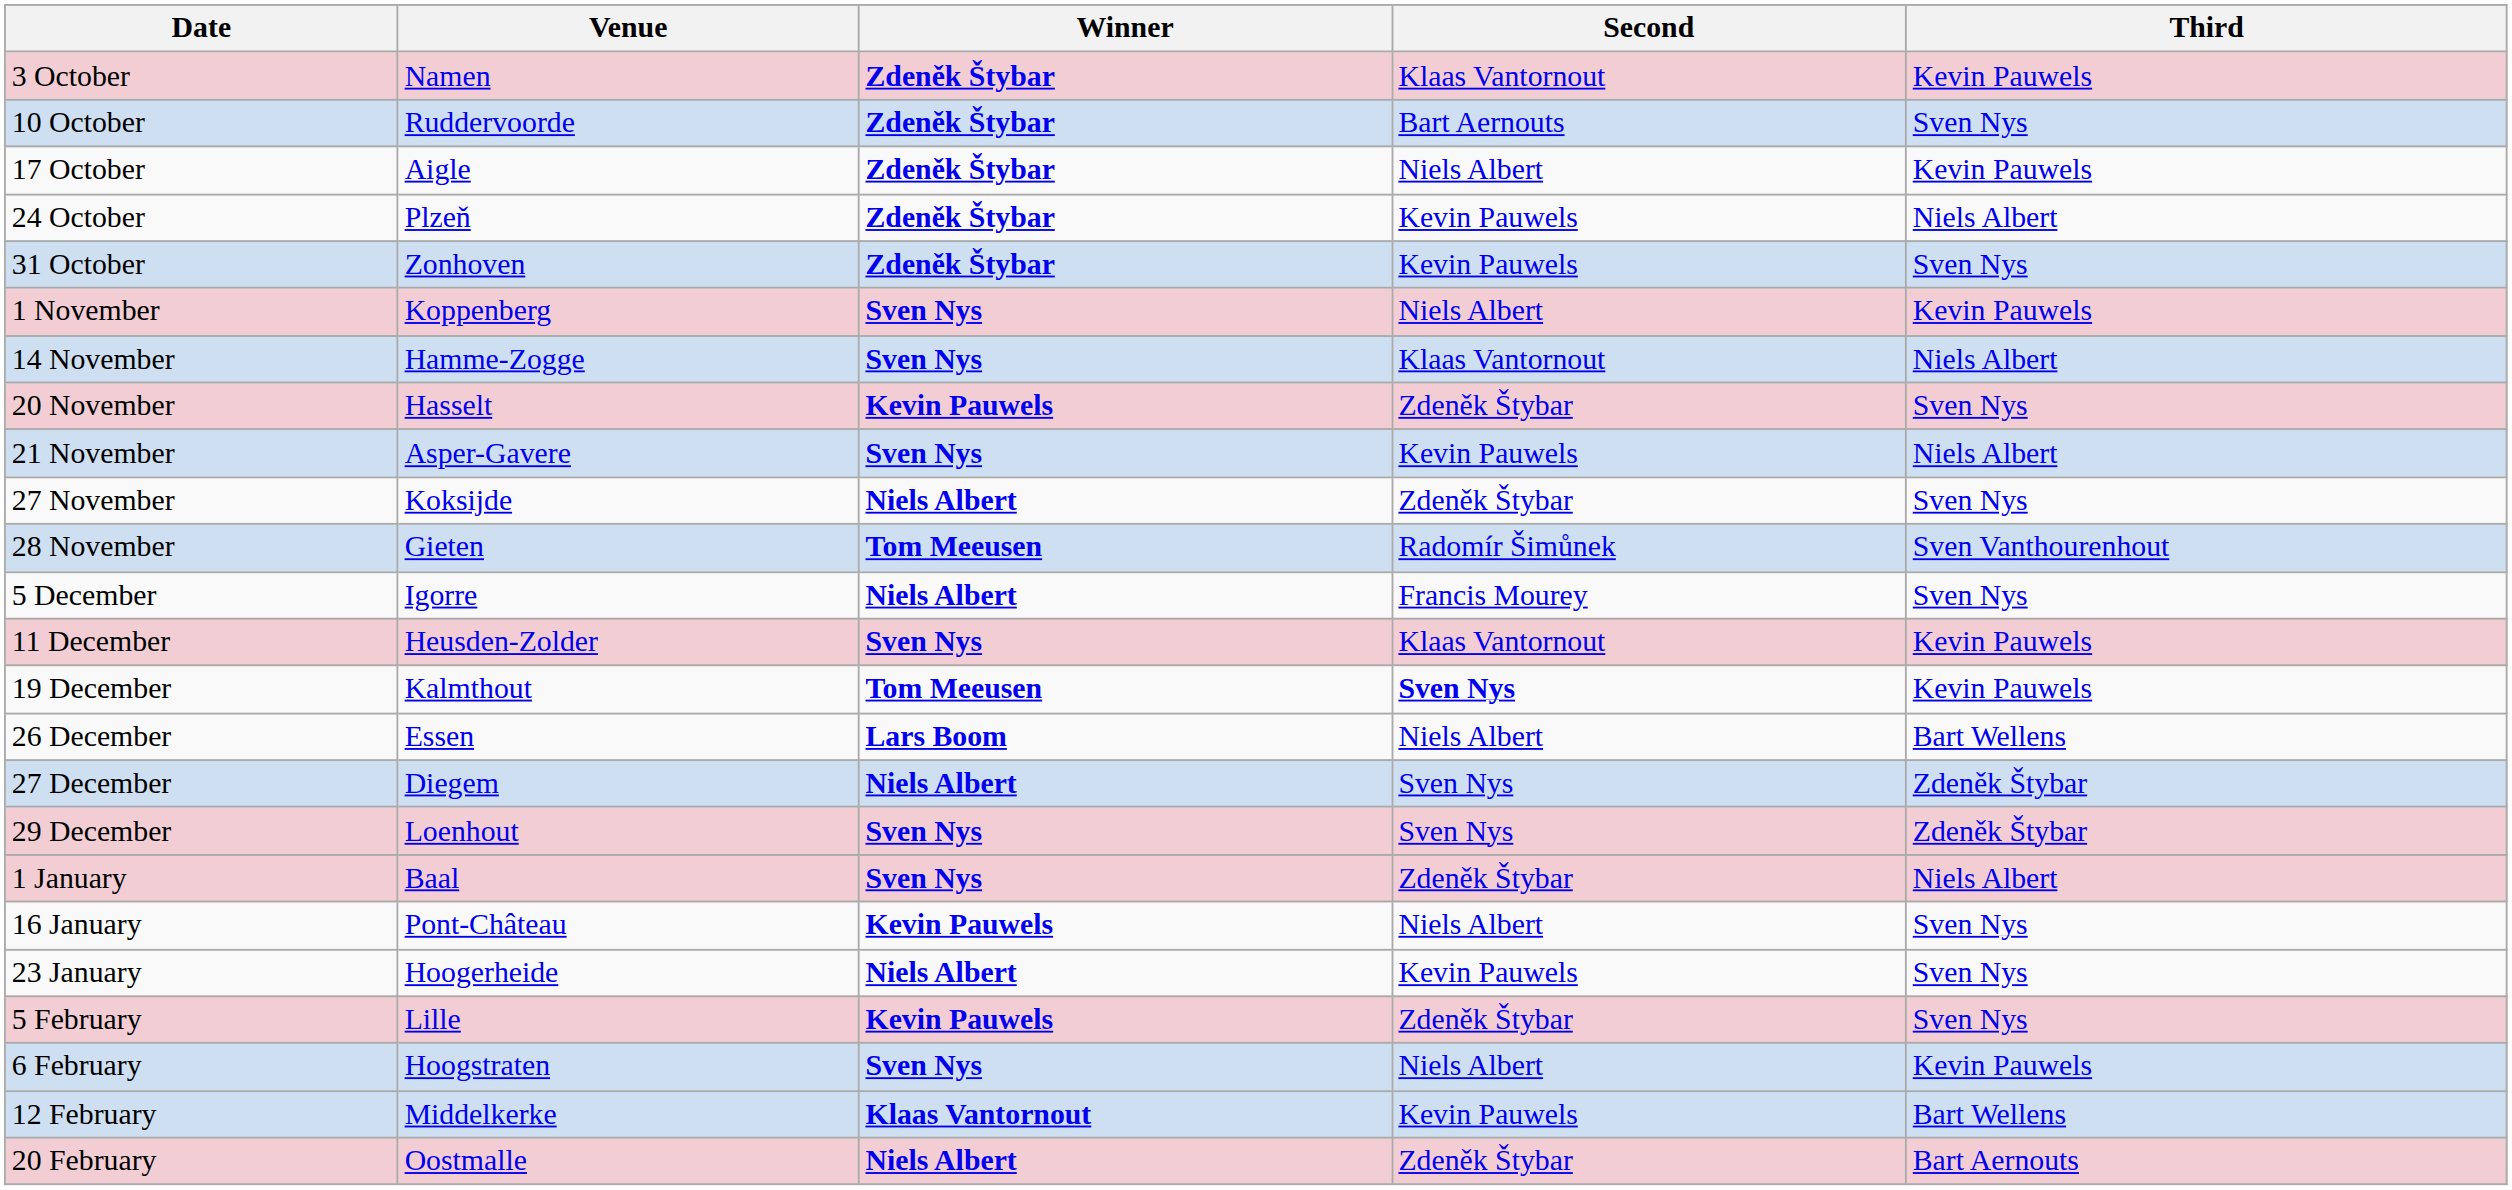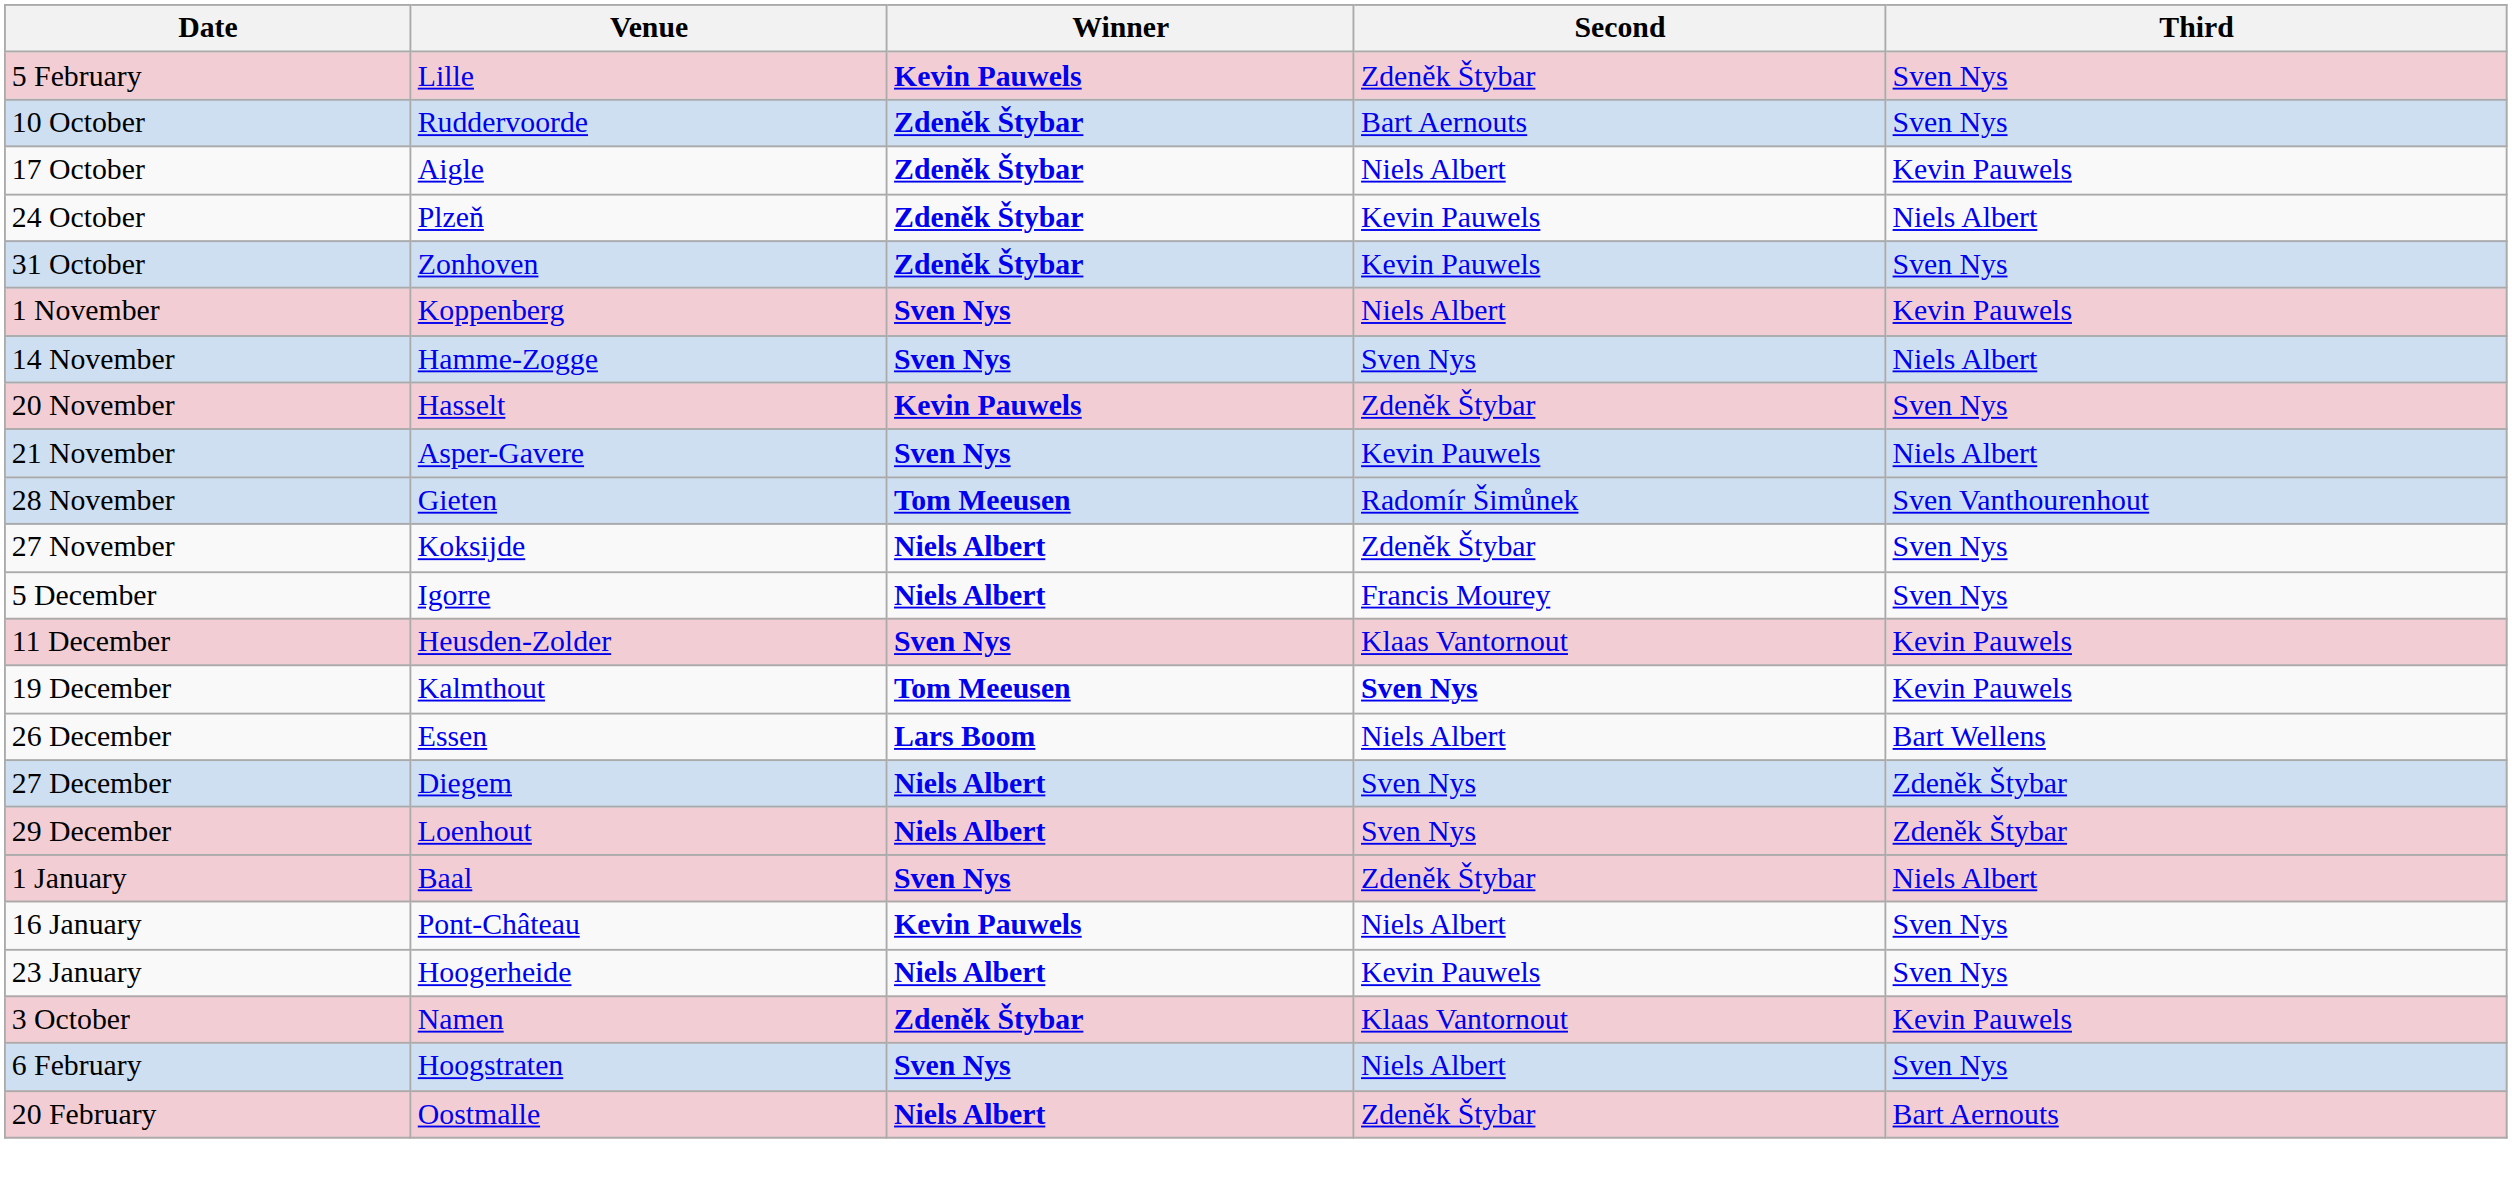rows swapped: (71, 75) <-> (77, 1019)
(1502, 358) Klaas Vantornout -> (1419, 358) Sven Nys
rows swapped: (93, 500) <-> (93, 547)
(924, 830) Sven Nys -> (970, 830) Niels Albert
(2002, 1066) Kevin Pauwels -> (1950, 1066) Sven Nys
- row: (84, 1113)
